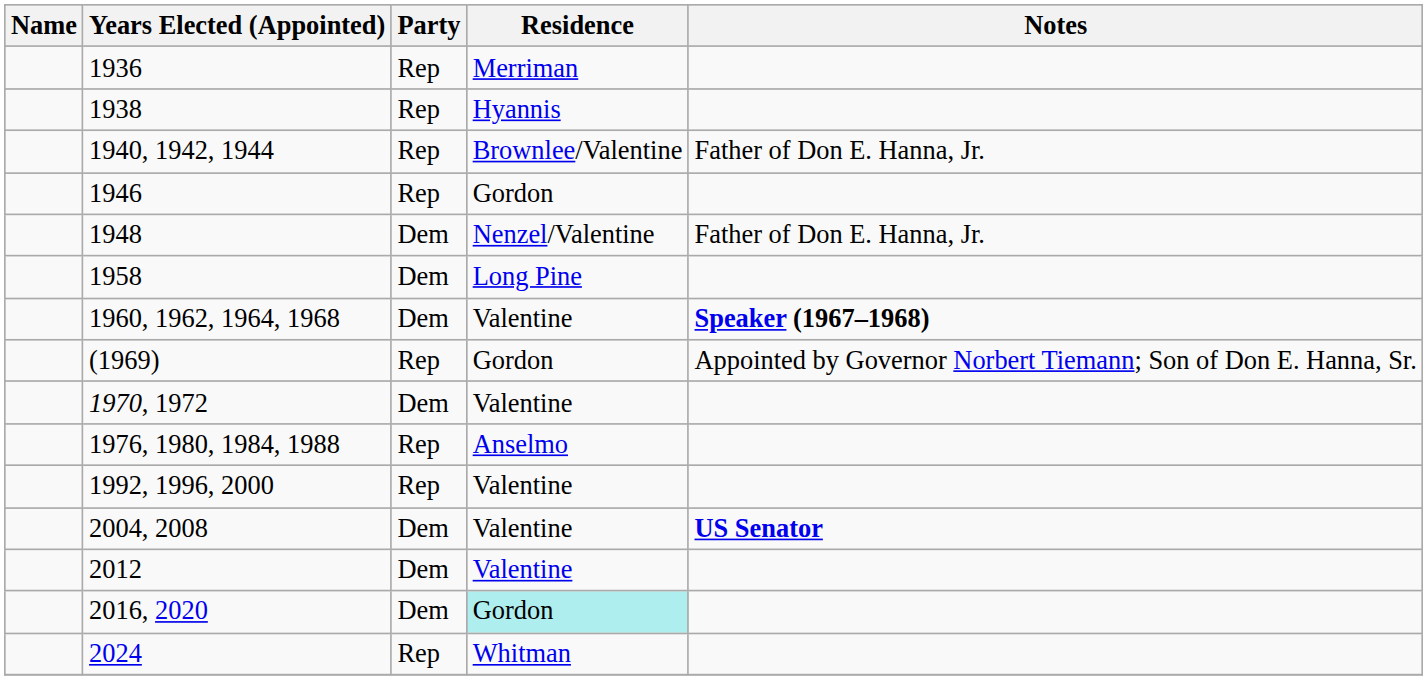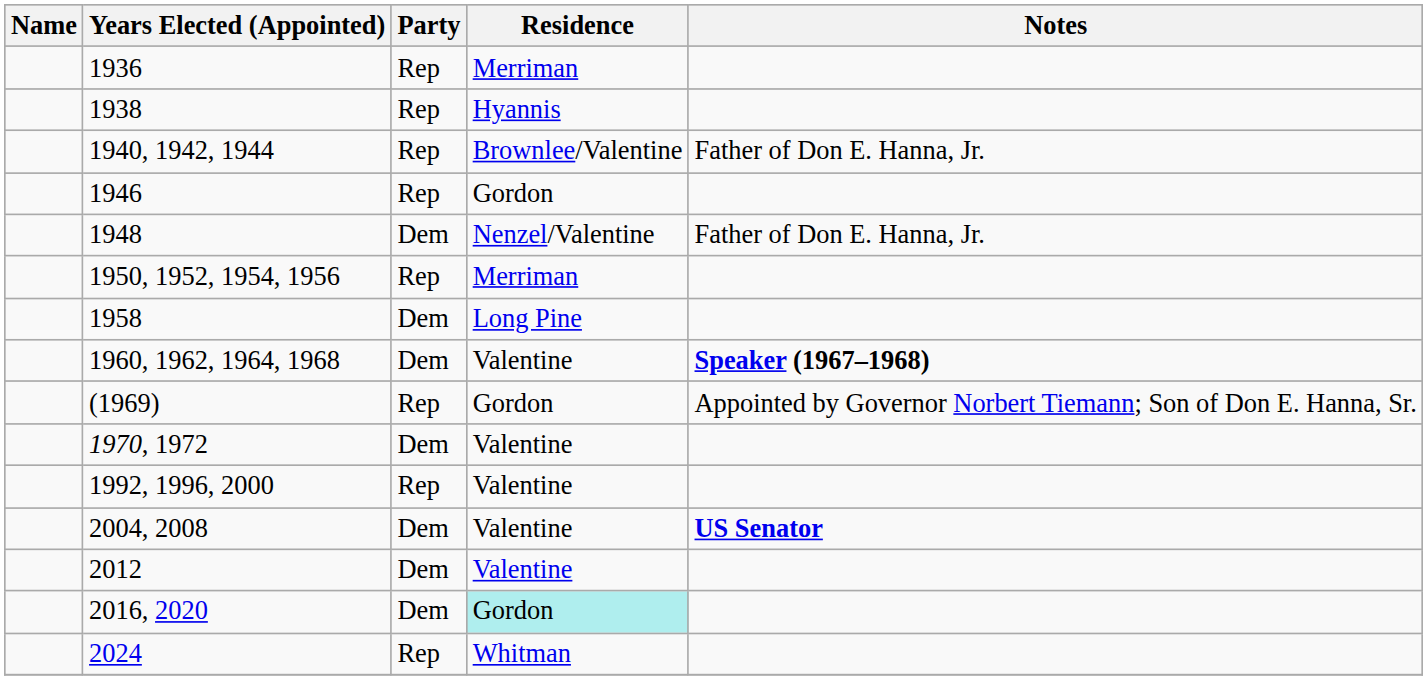+ row: (214, 276)
- row: (214, 444)
